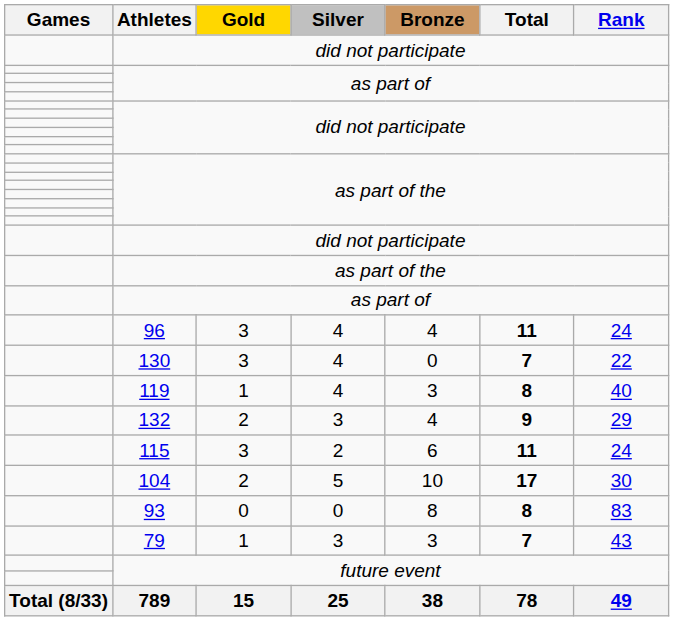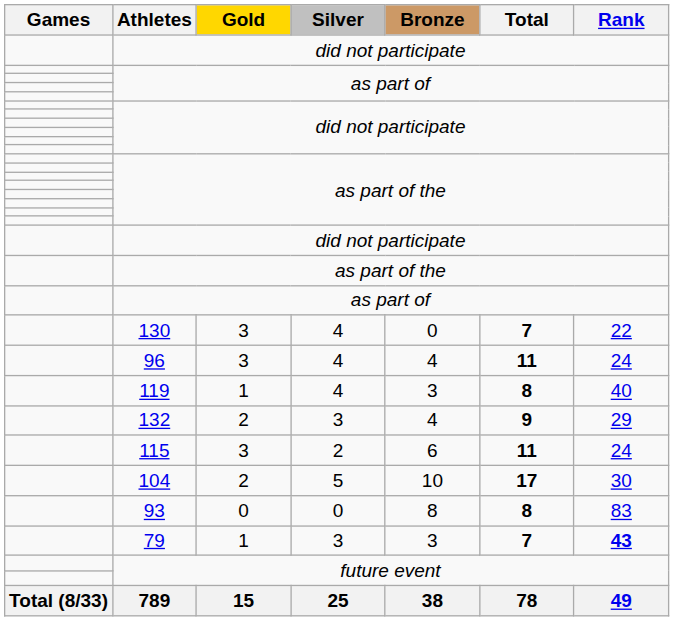rows swapped: (154, 331) <-> (154, 361)
(621, 541) normal -> (621, 541) bold
